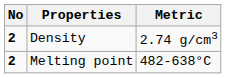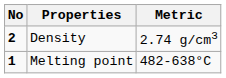(12, 62) 2 -> (12, 62) 1
